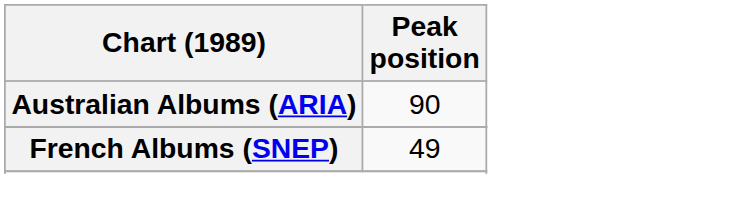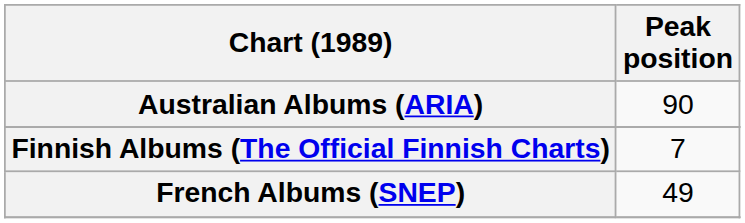+ row: (311, 148)
